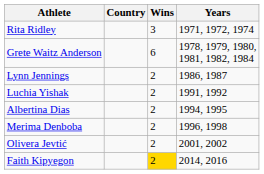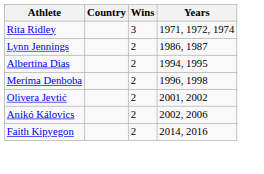- row: (54, 53)
- row: (38, 93)
+ row: (41, 115)
(153, 161) gold background -> (133, 132) no background
